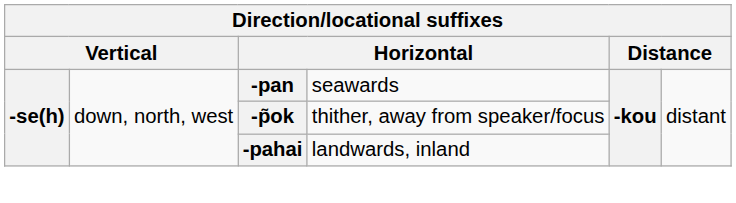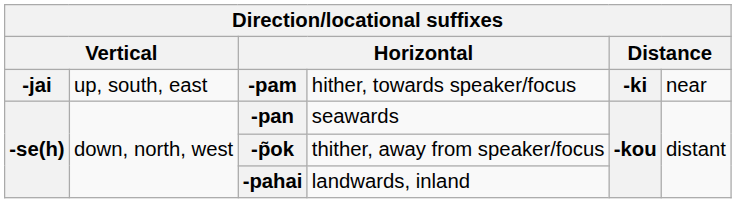+ row: (273, 85)
